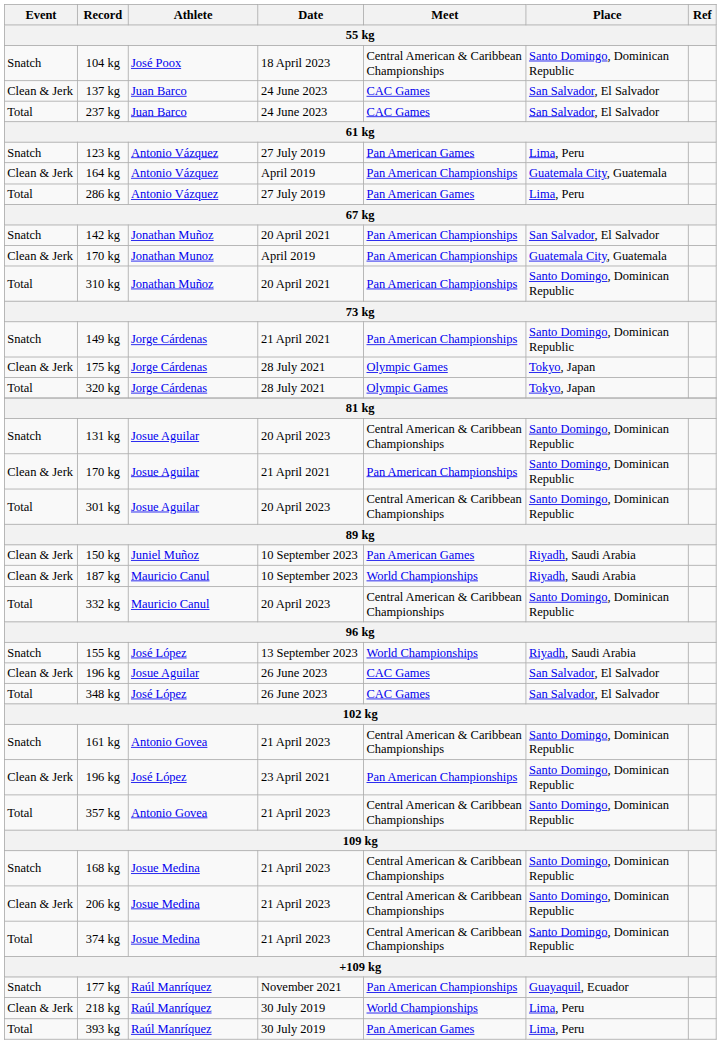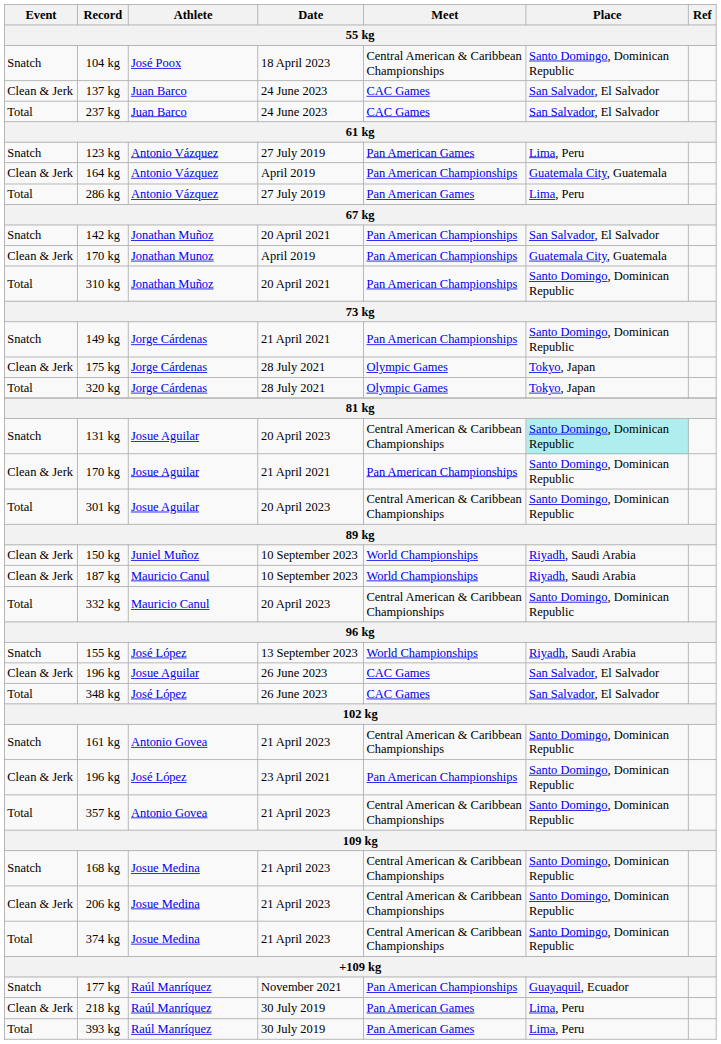(599, 436) no background -> (599, 436) paleturquoise background
(420, 555) Pan American Games -> (422, 555) World Championships
(422, 1008) World Championships -> (420, 1008) Pan American Games
